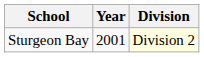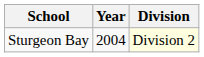(111, 39) 2001 -> (111, 39) 2004
